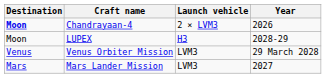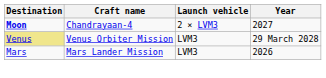(263, 25) 2026 -> (263, 25) 2027
- row: (79, 39)
(19, 53) no background -> (19, 39) khaki background
(263, 66) 2027 -> (263, 53) 2026
